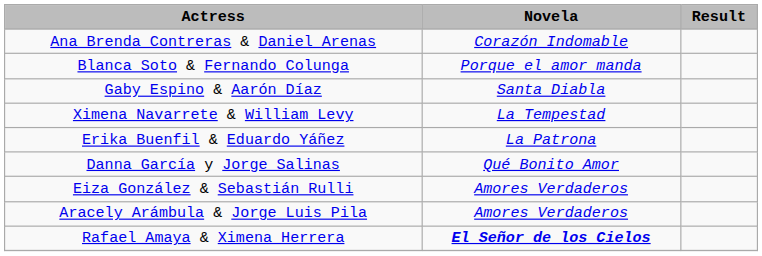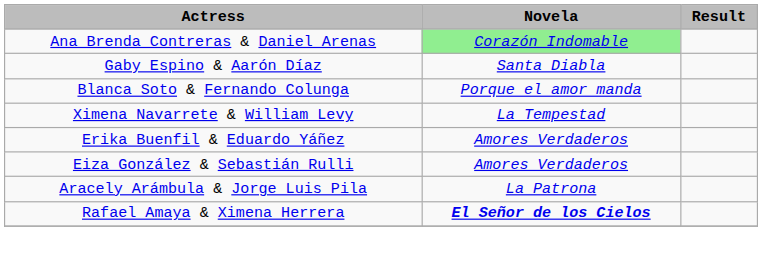(551, 41) no background -> (551, 41) lightgreen background
rows swapped: (213, 91) <-> (213, 66)
(551, 140) La Patrona -> (551, 140) Amores Verdaderos
- row: (213, 164)
(551, 213) Amores Verdaderos -> (551, 189) La Patrona
